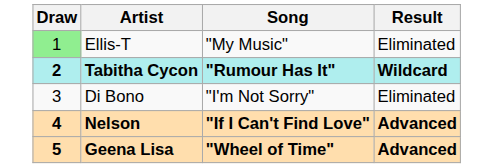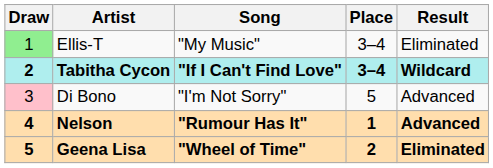+ column: (371, 17)
(271, 70) "Rumour Has It" -> (260, 70) "If I Can't Find Love"
(57, 96) no background -> (29, 96) pink background
(416, 96) Eliminated -> (438, 96) Advanced
(288, 123) "If I Can't Find Love" -> (243, 123) "Rumour Has It"
(417, 149) Advanced -> (443, 149) Eliminated
